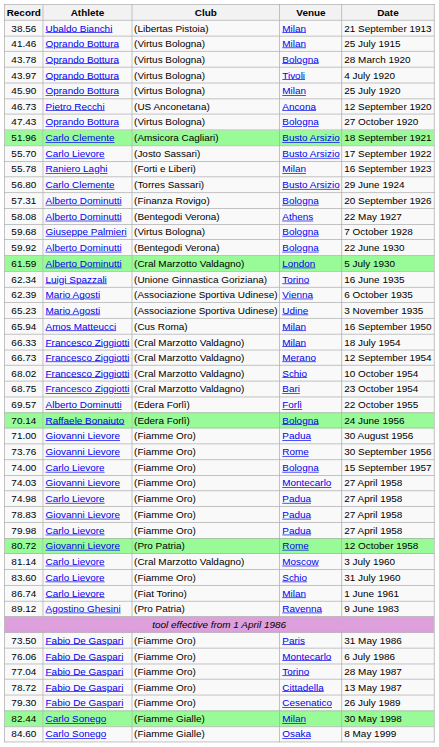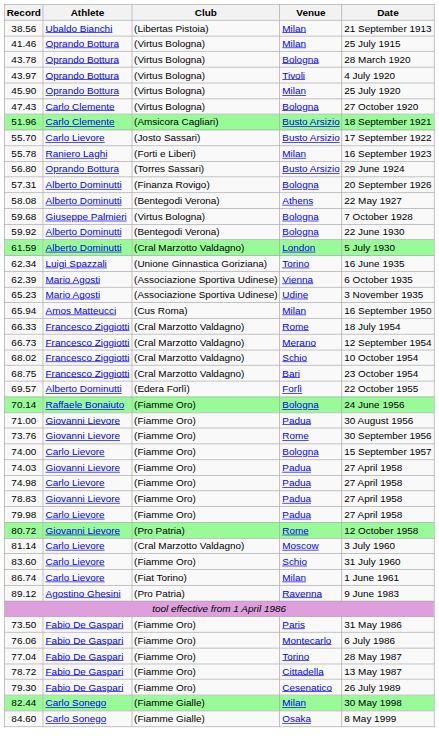- row: (24, 107)
(82, 122) Oprando Bottura -> (80, 107) Carlo Clemente
(80, 185) Carlo Clemente -> (82, 170) Oprando Bottura
(294, 342) Milan -> (295, 327) Rome
(162, 421) (Edera Forlì) -> (165, 405) (Fiamme Oro)
(307, 484) Montecarlo -> (297, 468) Padua
